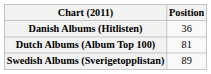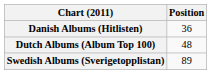(187, 45) 81 -> (187, 45) 48
